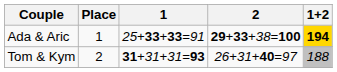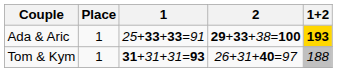(318, 36) 194 -> (318, 36) 193
(99, 57) 2 -> (99, 57) 1
